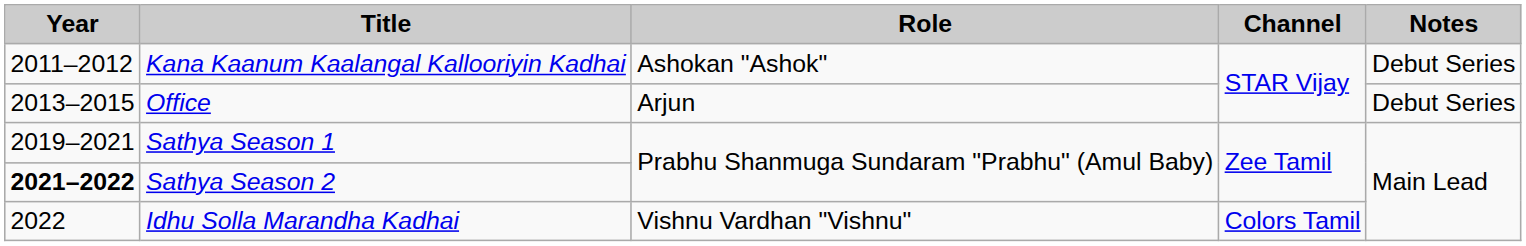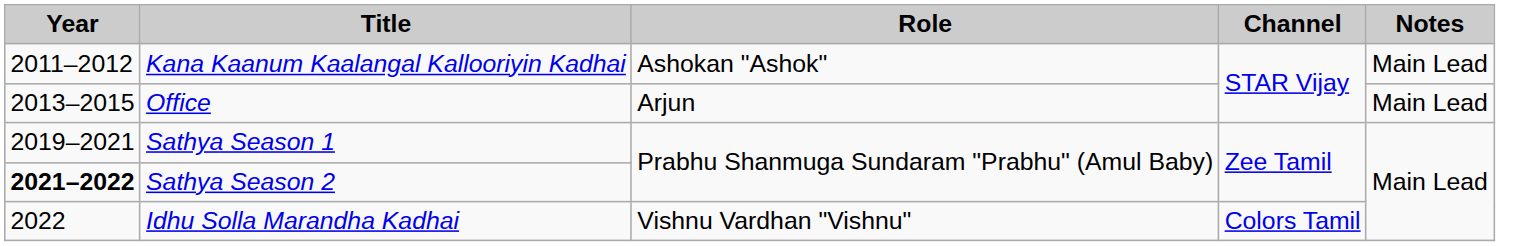(1444, 63) Debut Series -> (1430, 63) Main Lead
(1444, 102) Debut Series -> (1430, 102) Main Lead
